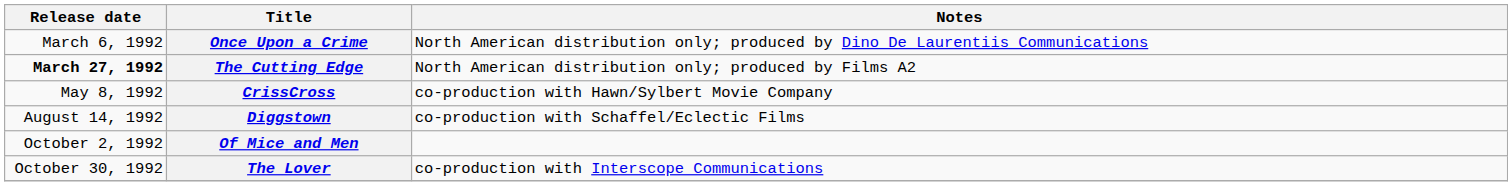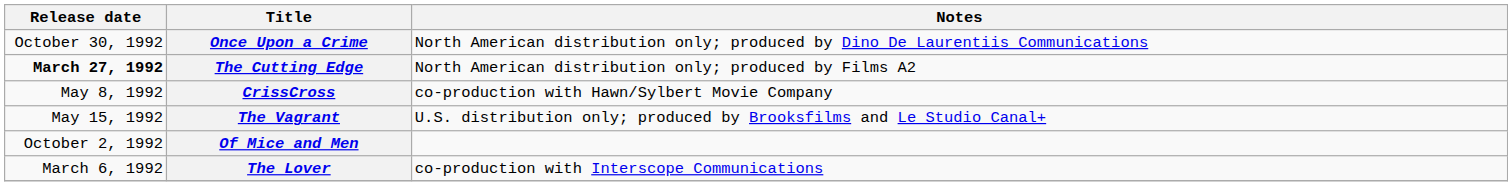(103, 42) March 6, 1992 -> (89, 42) October 30, 1992
+ row: (289, 118)
- row: (289, 118)
(89, 168) October 30, 1992 -> (103, 168) March 6, 1992
